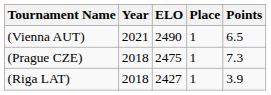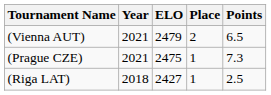(168, 36) 2490 -> (168, 36) 2479
(193, 36) 1 -> (193, 36) 2
(135, 57) 2018 -> (135, 57) 2021
(235, 79) 3.9 -> (235, 79) 2.5
